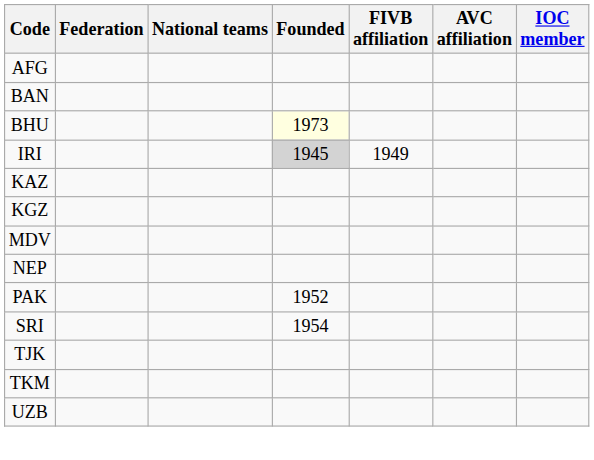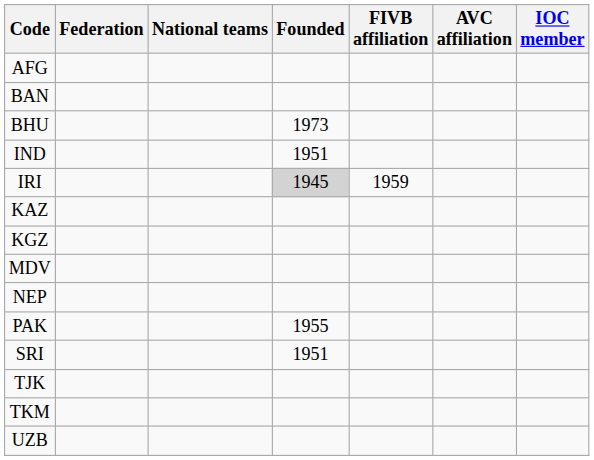(310, 125) lightyellow background -> (310, 125) no background
+ row: (30, 153)
(391, 153) 1949 -> (391, 182) 1959
(310, 297) 1952 -> (310, 325) 1955
(310, 325) 1954 -> (310, 354) 1951
